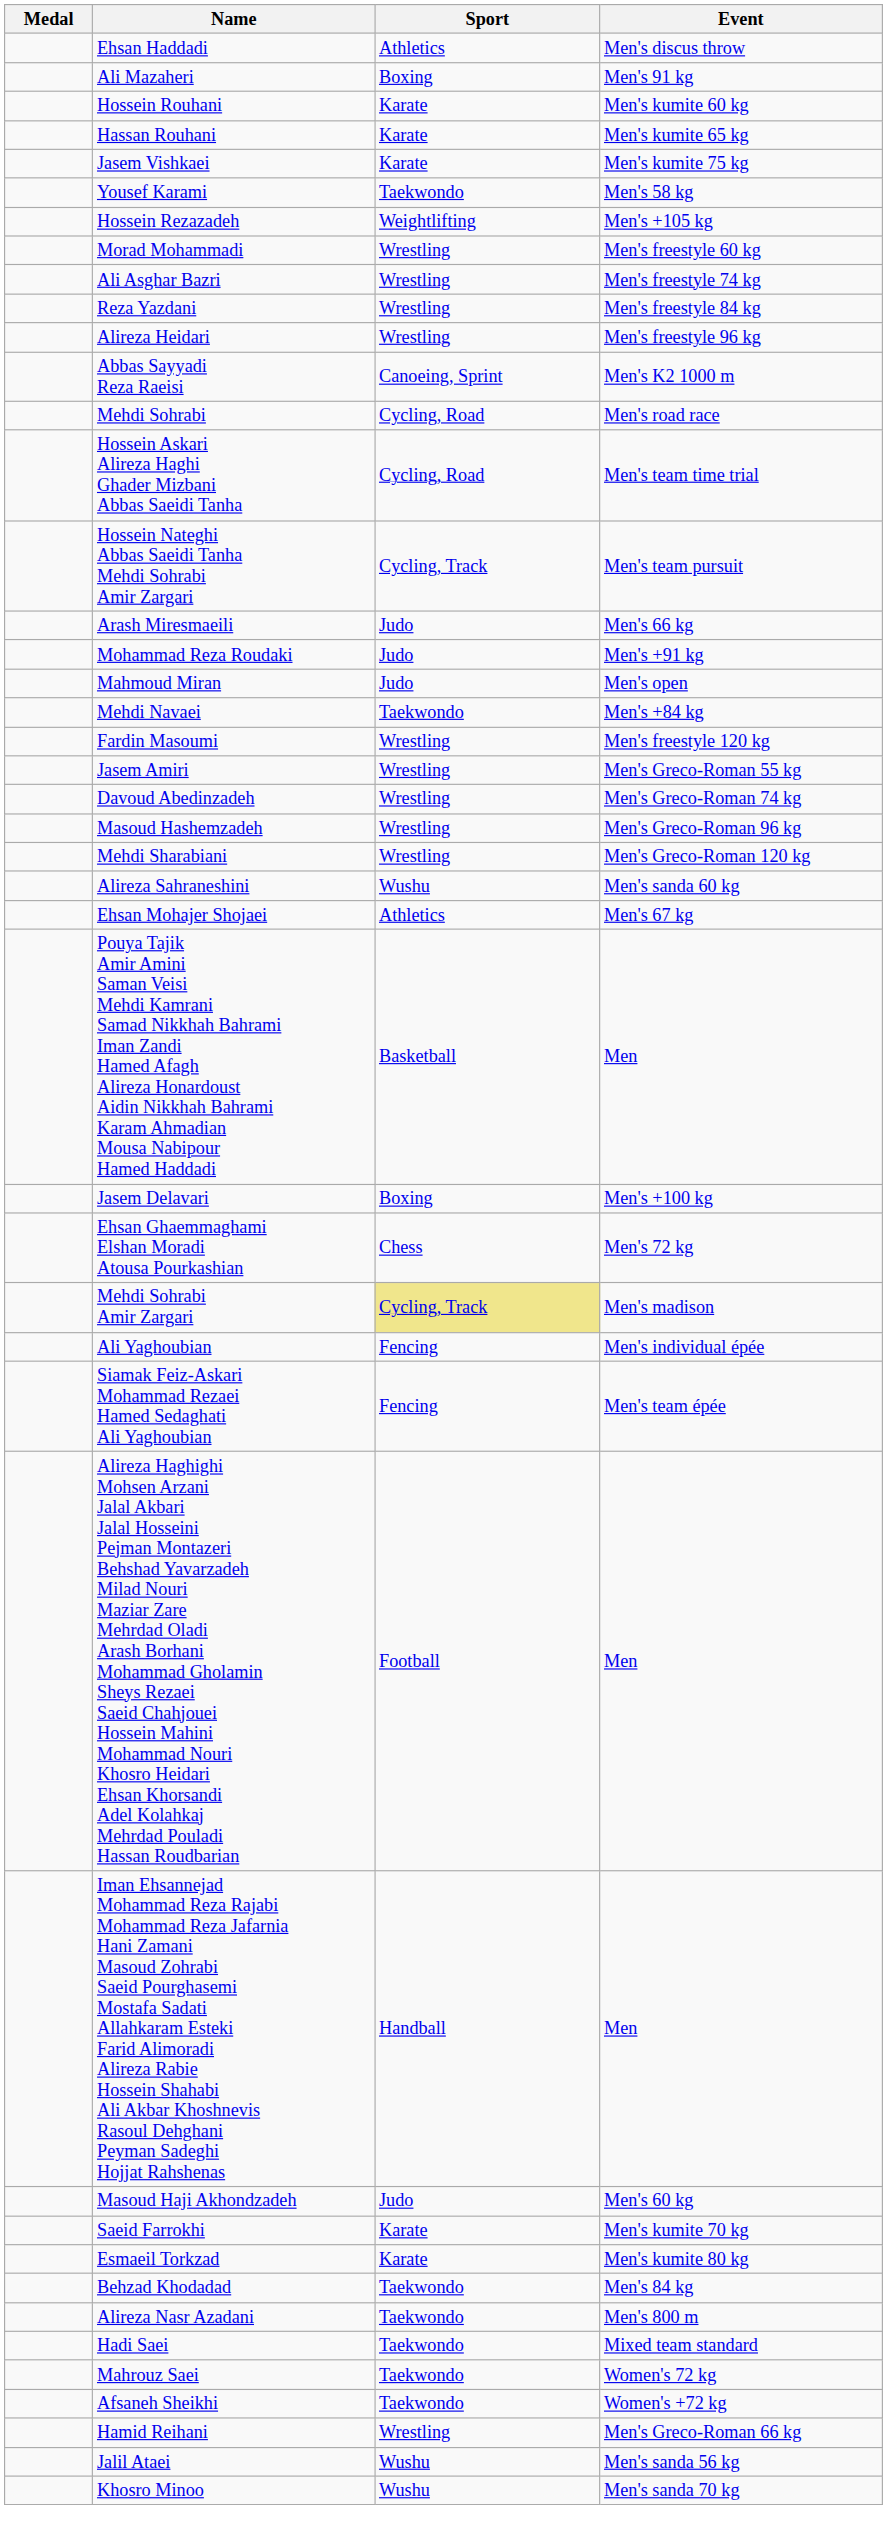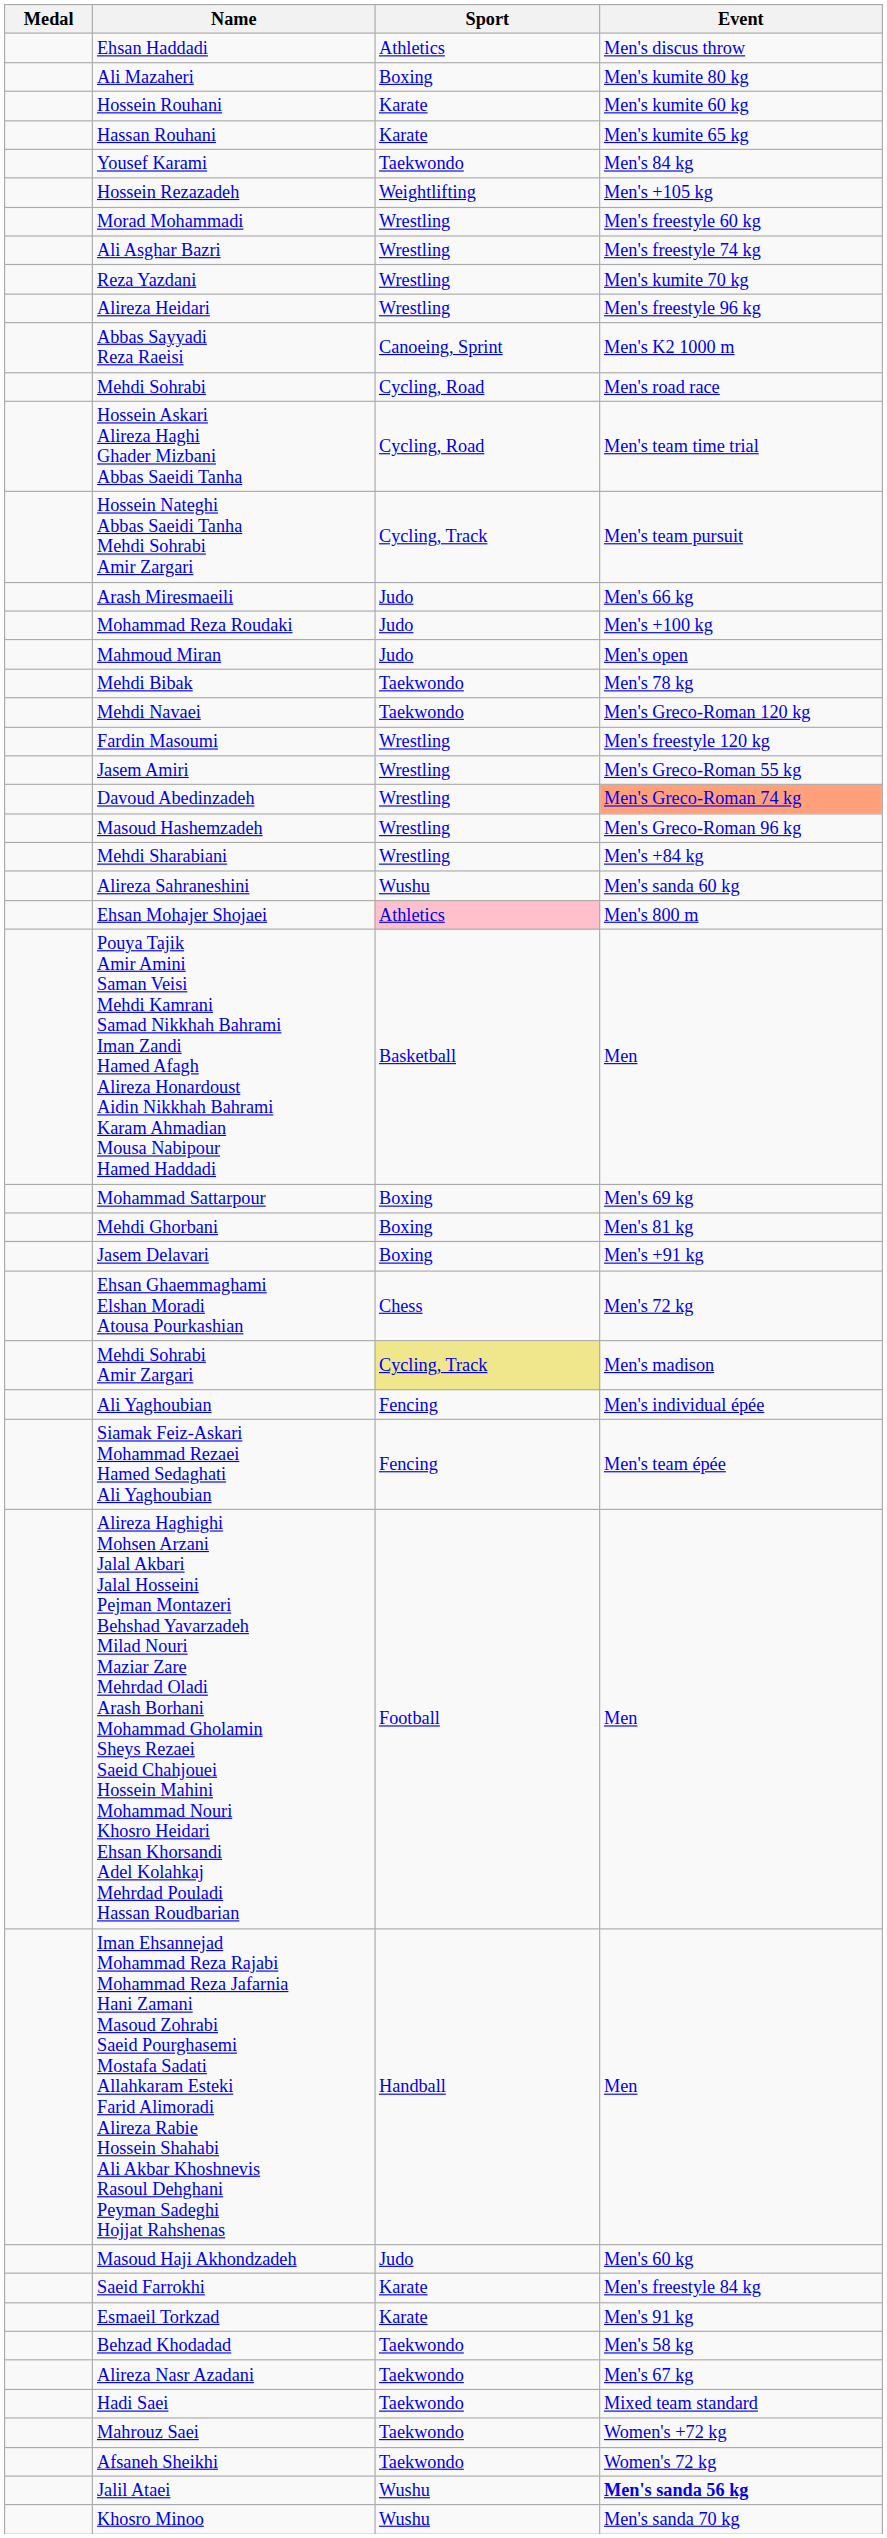(649, 76) Men's 91 kg -> (676, 76) Men's kumite 80 kg
- row: (153, 163)
(649, 192) Men's 58 kg -> (649, 163) Men's 84 kg
(682, 308) Men's freestyle 84 kg -> (676, 279) Men's kumite 70 kg
(654, 654) Men's +91 kg -> (658, 625) Men's +100 kg
+ row: (145, 683)
(654, 712) Men's +84 kg -> (707, 712) Men's Greco-Roman 120 kg
(703, 799) no background -> (703, 799) lightsalmon background
(707, 856) Men's Greco-Roman 120 kg -> (654, 856) Men's +84 kg
(412, 914) no background -> (412, 914) pink background
(649, 914) Men's 67 kg -> (651, 914) Men's 800 m
+ row: (181, 1198)
+ row: (158, 1227)
(658, 1198) Men's +100 kg -> (654, 1256) Men's +91 kg
(676, 2229) Men's kumite 70 kg -> (682, 2287) Men's freestyle 84 kg
(676, 2258) Men's kumite 80 kg -> (649, 2316) Men's 91 kg
(649, 2287) Men's 84 kg -> (649, 2345) Men's 58 kg
(651, 2316) Men's 800 m -> (649, 2374) Men's 67 kg
(660, 2374) Women's 72 kg -> (665, 2432) Women's +72 kg
(665, 2403) Women's +72 kg -> (660, 2461) Women's 72 kg
- row: (152, 2432)
(672, 2461) normal -> (676, 2490) bold
